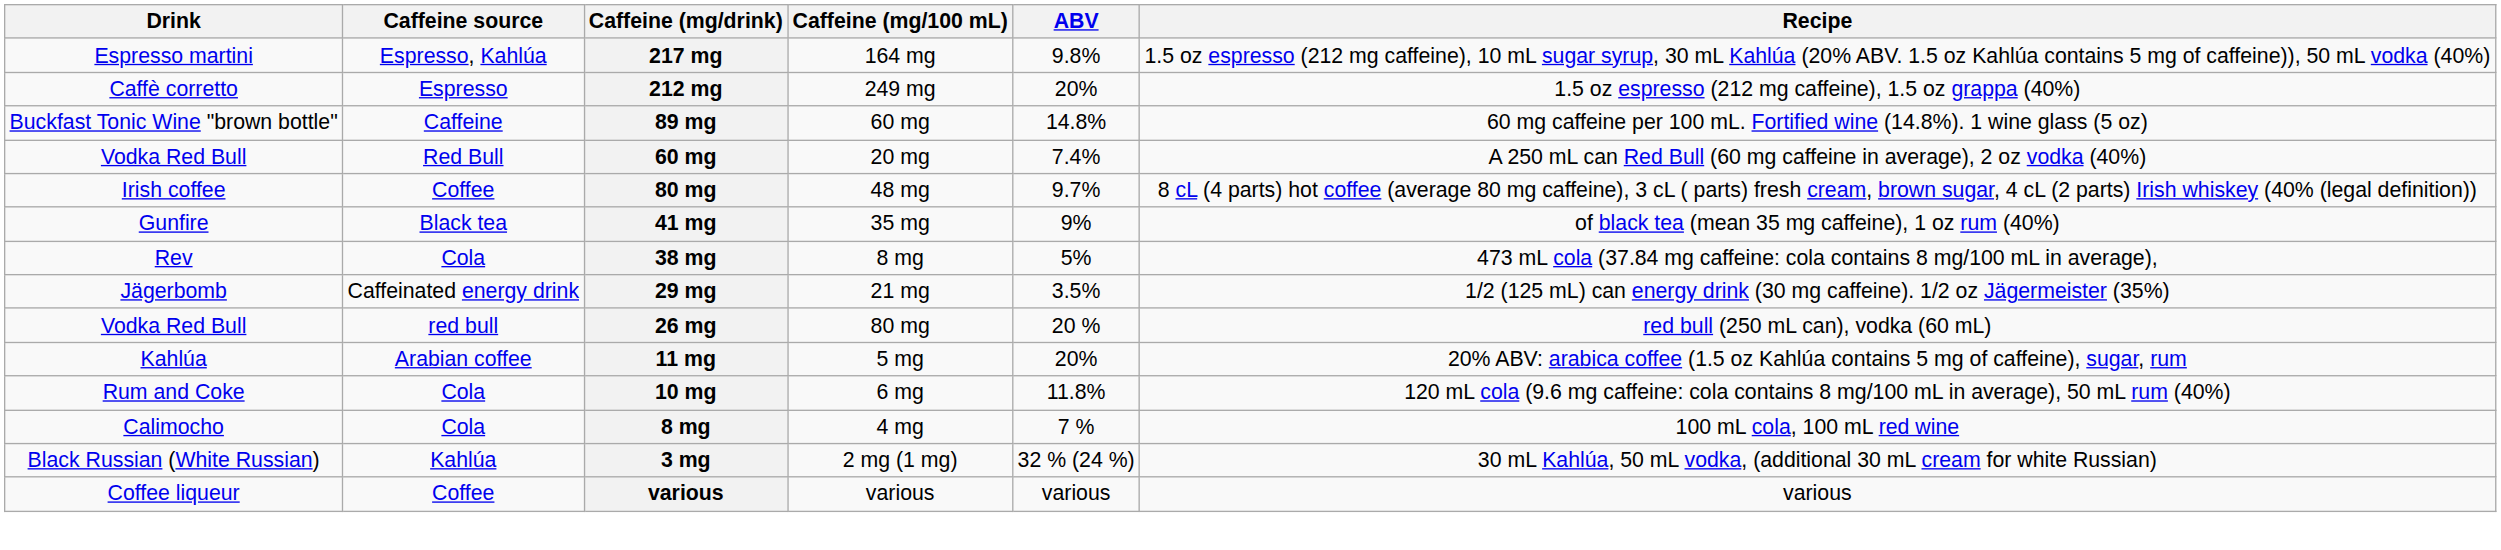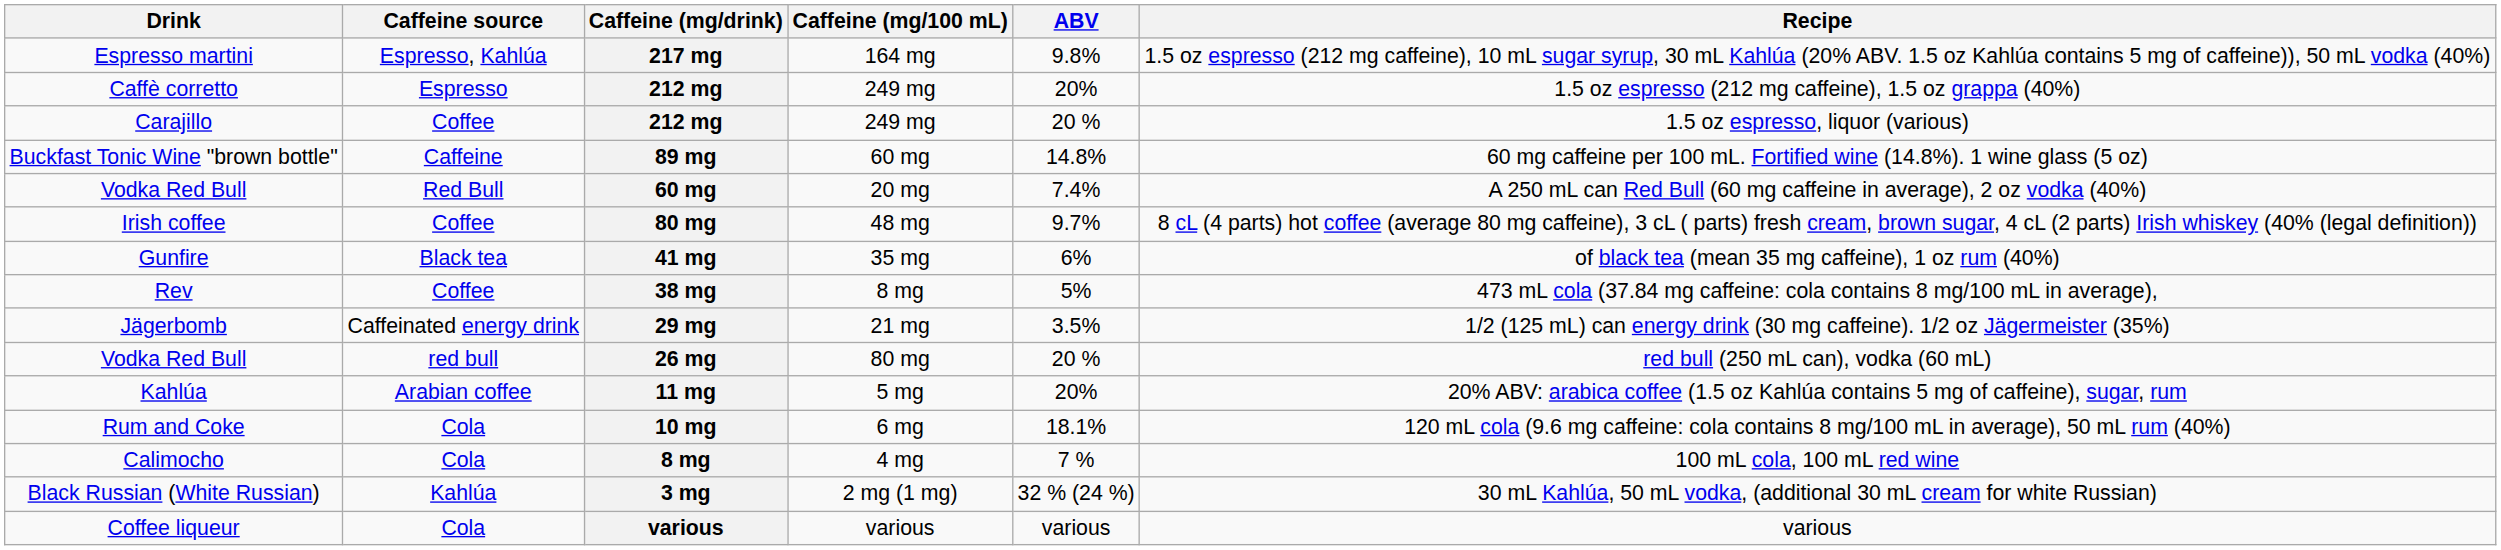+ row: (174, 122)
(1076, 223) 9% -> (1076, 257) 6%
(463, 257) Cola -> (463, 291) Coffee
(1076, 392) 11.8% -> (1076, 426) 18.1%
(463, 493) Coffee -> (463, 527) Cola
